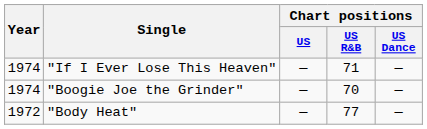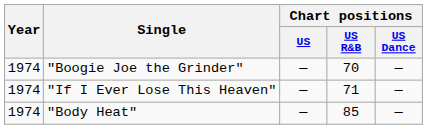rows swapped: (145, 91) <-> (162, 69)
(24, 113) 1972 -> (24, 113) 1974
(351, 113) 77 -> (351, 113) 85
